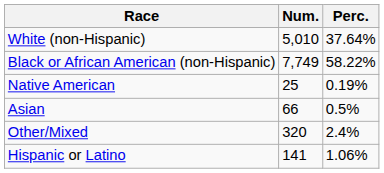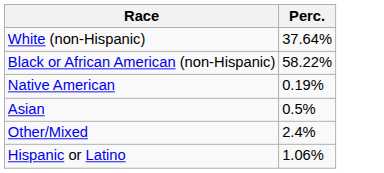- column: (301, 16)
